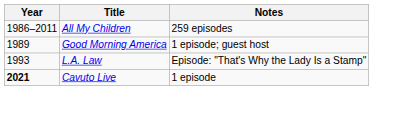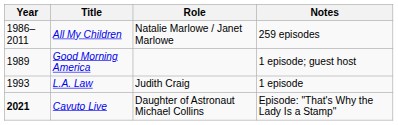+ column: (195, 12)
(269, 61) Episode: "That's Why the Lady Is a Stamp" -> (281, 84) 1 episode
(194, 77) 1 episode -> (316, 106) Episode: "That's Why the Lady Is a Stamp"
